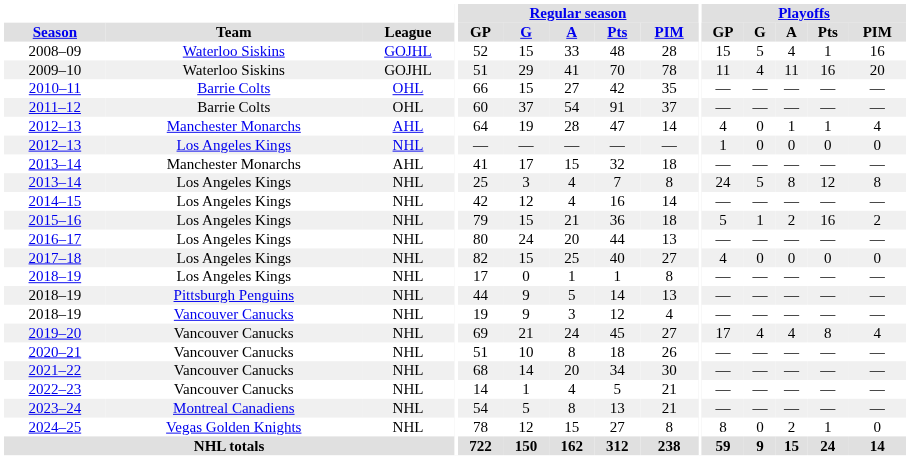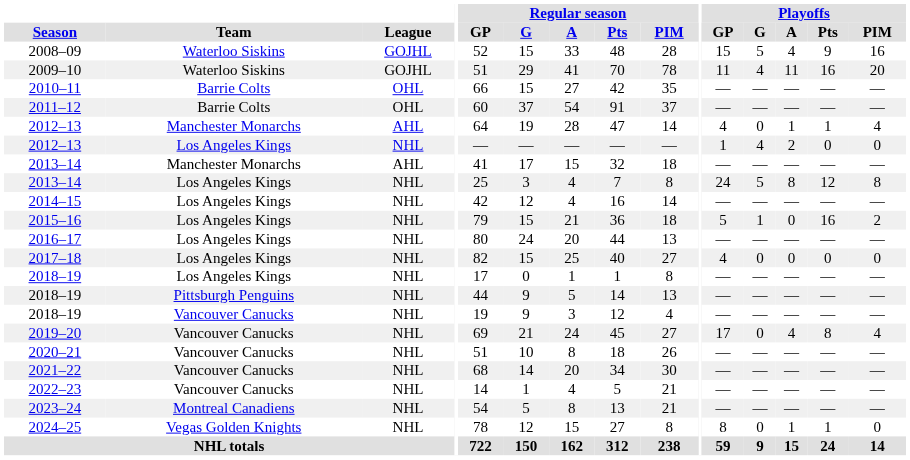(828, 51) 1 -> (828, 51) 9
(760, 145) 0 -> (760, 145) 4
(791, 145) 0 -> (791, 145) 2
(791, 220) 2 -> (791, 220) 0
(760, 333) 4 -> (760, 333) 0
(791, 427) 2 -> (791, 427) 1
